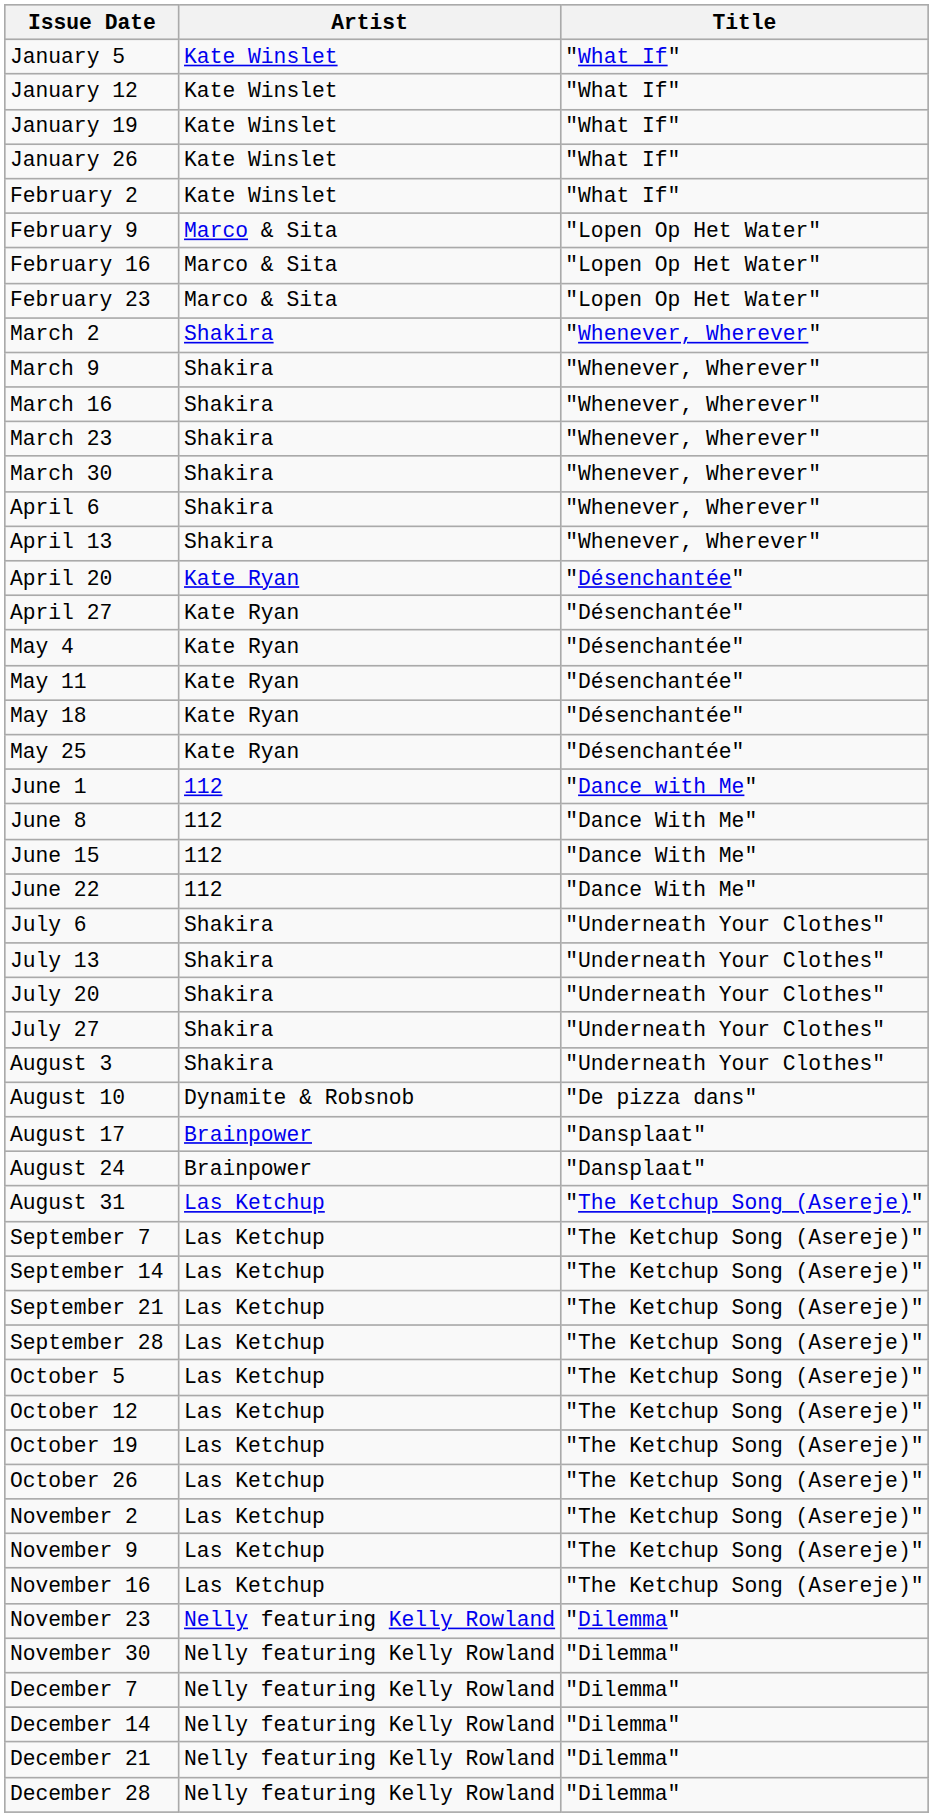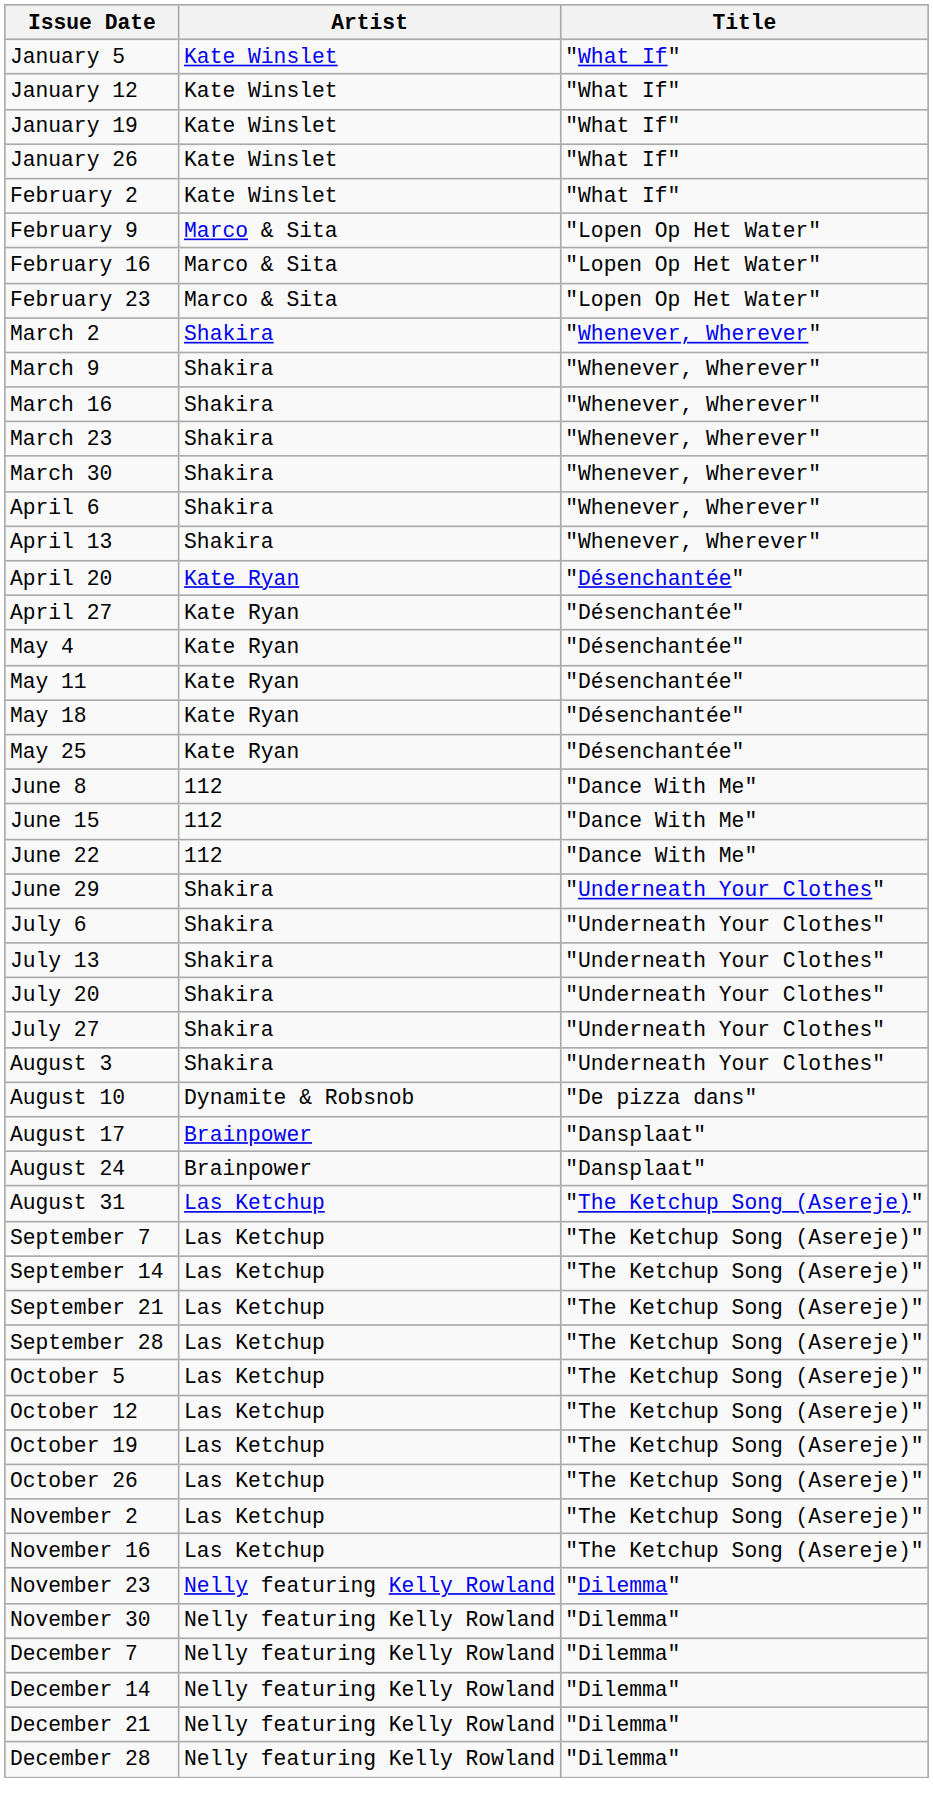- row: (48, 787)
+ row: (55, 891)
- row: (74, 1551)
